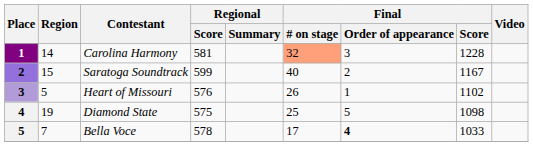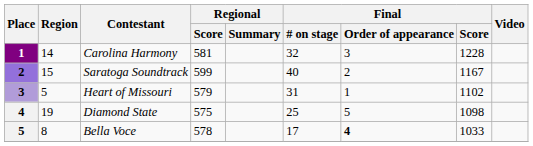(292, 53) lightsalmon background -> (292, 53) no background
(203, 92) 576 -> (203, 92) 579
(292, 92) 26 -> (292, 92) 31
(44, 131) 7 -> (44, 131) 8
